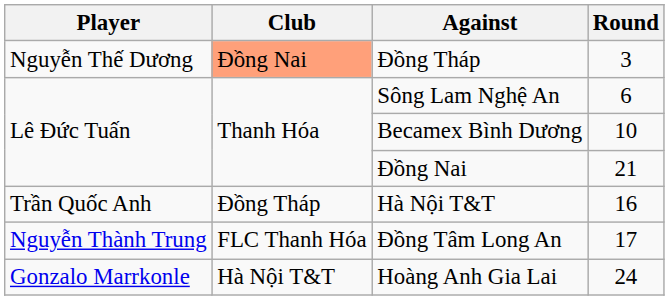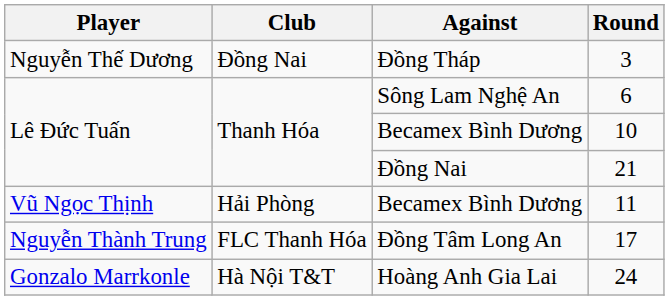(262, 58) lightsalmon background -> (262, 58) no background
+ row: (626, 204)
- row: (626, 204)
